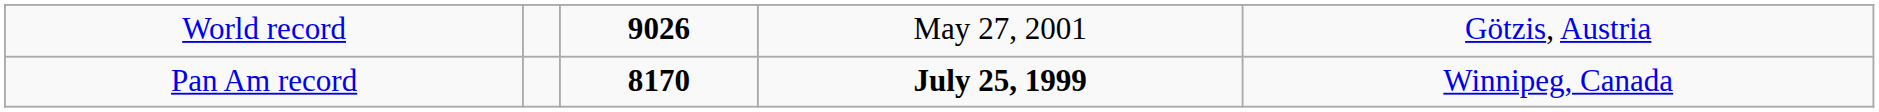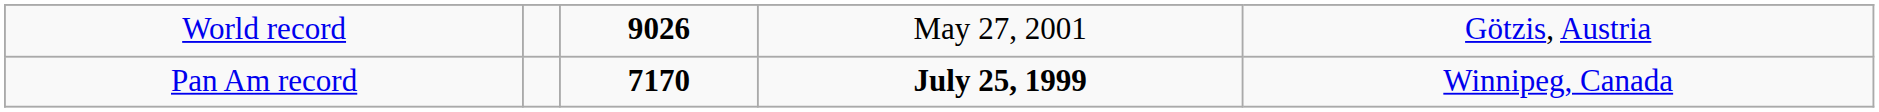(659, 81) 8170 -> (659, 81) 7170
